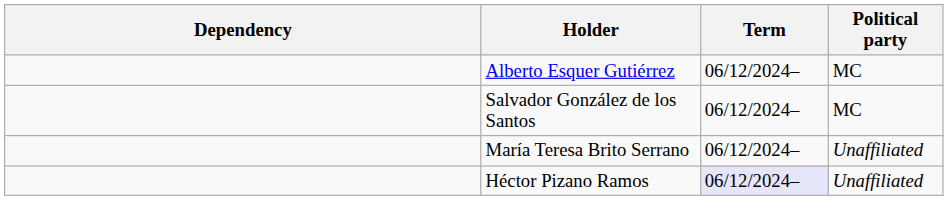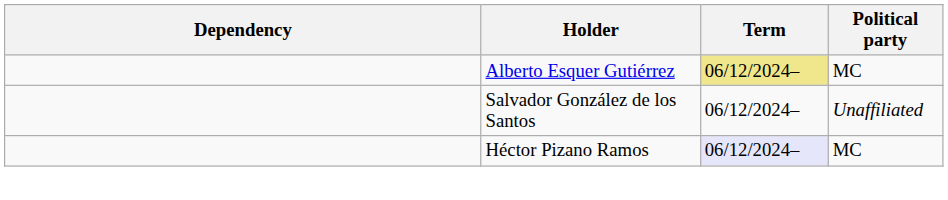(752, 70) no background -> (752, 70) khaki background
(847, 110) MC -> (878, 110) Unaffiliated
- row: (587, 150)
(878, 180) Unaffiliated -> (847, 150) MC
